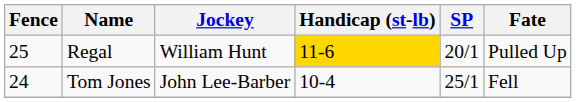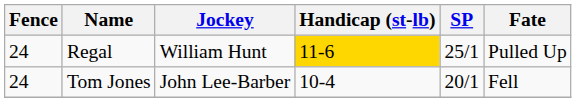(19, 50) 25 -> (19, 50) 24
(462, 50) 20/1 -> (462, 50) 25/1
(462, 81) 25/1 -> (462, 81) 20/1
